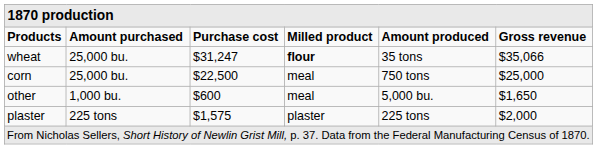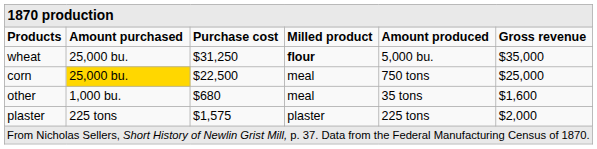(216, 56) $31,247 -> (216, 56) $31,250
(402, 56) 35 tons -> (408, 56) 5,000 bu.
(521, 56) $35,066 -> (521, 56) $35,000
(99, 76) no background -> (99, 76) gold background
(207, 96) $600 -> (207, 96) $680
(408, 96) 5,000 bu. -> (402, 96) 35 tons
(518, 96) $1,650 -> (518, 96) $1,600
